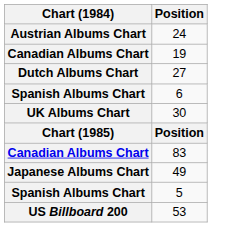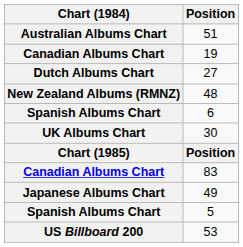+ row: (211, 34)
- row: (179, 34)
+ row: (211, 93)
